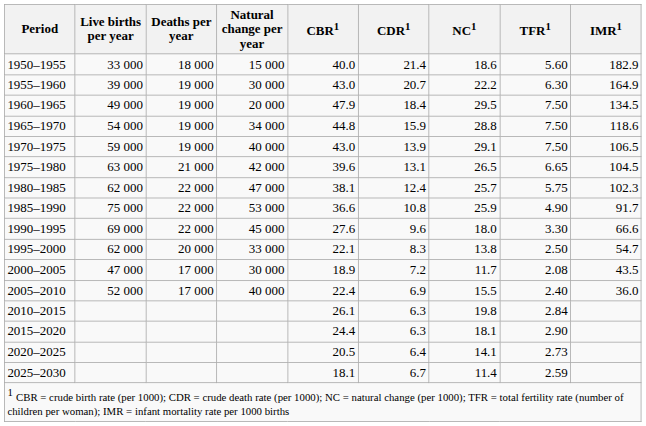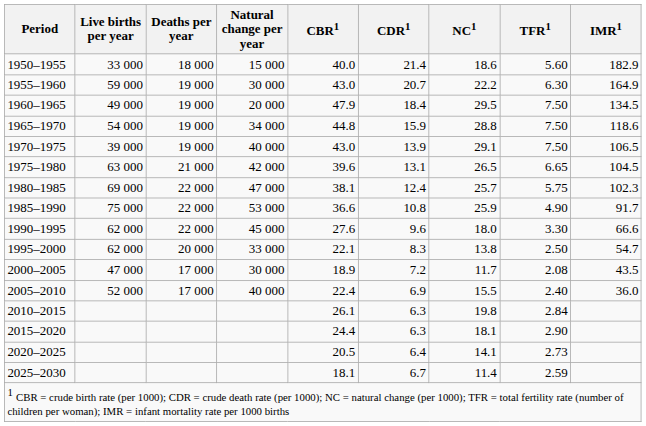(125, 85) 39 000 -> (125, 85) 59 000
(125, 146) 59 000 -> (125, 146) 39 000
(125, 187) 62 000 -> (125, 187) 69 000
(125, 228) 69 000 -> (125, 228) 62 000
